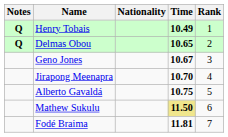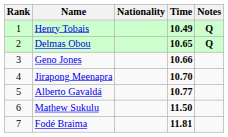columns swapped: (209, 12) <-> (19, 12)
(182, 60) 10.67 -> (181, 60) 10.66
(182, 92) 10.75 -> (181, 92) 10.77
(182, 108) khaki background -> (181, 108) no background
